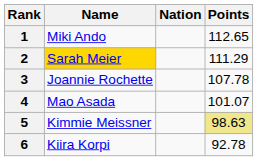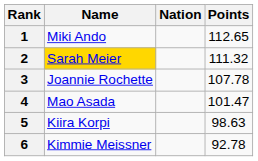(229, 58) 111.29 -> (229, 58) 111.32
(229, 101) 101.07 -> (229, 101) 101.47
(99, 123) Kimmie Meissner -> (78, 123) Kiira Korpi
(229, 123) khaki background -> (229, 123) no background
(78, 144) Kiira Korpi -> (99, 144) Kimmie Meissner
